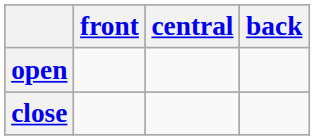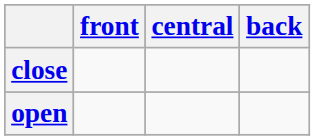rows swapped: (39, 112) <-> (39, 69)
